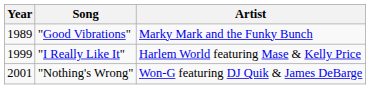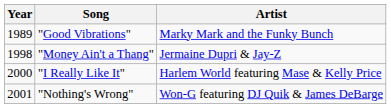+ row: (96, 53)
(20, 53) 1999 -> (20, 73) 2000
